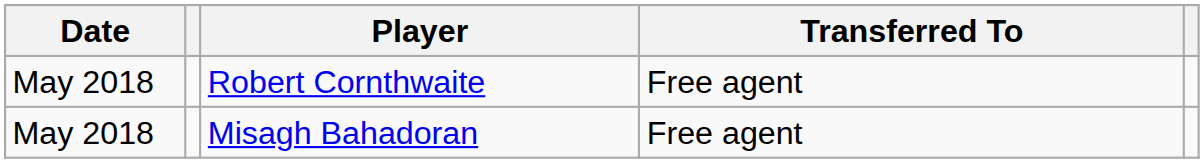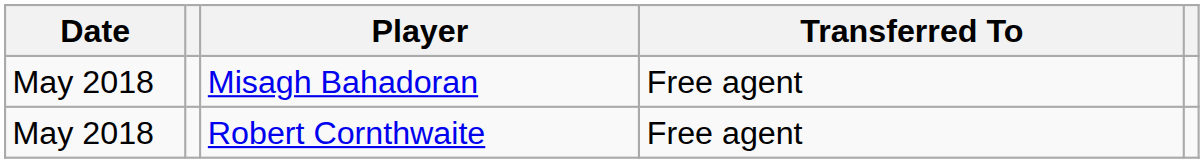rows swapped: (343, 133) <-> (347, 82)
